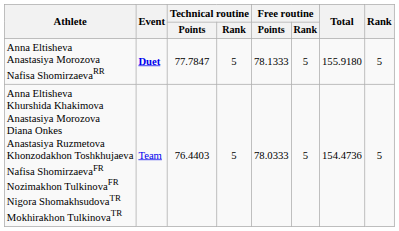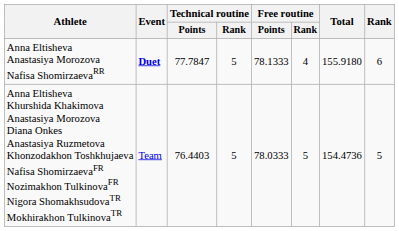(305, 61) 5 -> (305, 61) 4
(379, 61) 5 -> (379, 61) 6
